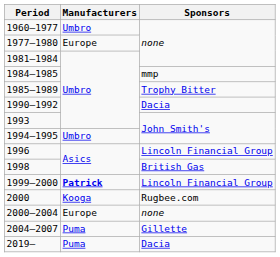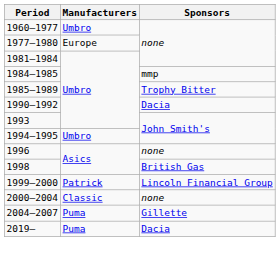(207, 151) Lincoln Financial Group -> (153, 151) none
(83, 182) bold -> (83, 182) normal
- row: (18, 198)
(80, 213) Europe -> (83, 198) Classic
